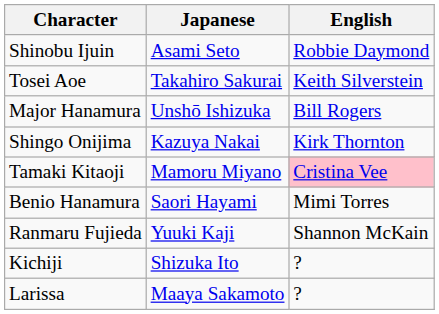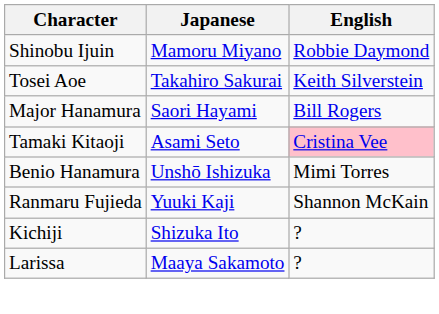(195, 50) Asami Seto -> (216, 50) Mamoru Miyano
(211, 111) Unshō Ishizuka -> (204, 111) Saori Hayami
- row: (70, 141)
(216, 171) Mamoru Miyano -> (195, 141) Asami Seto
(204, 202) Saori Hayami -> (211, 171) Unshō Ishizuka
